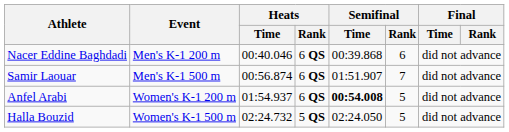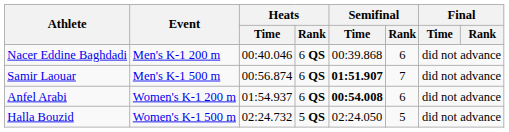(357, 76) normal -> (357, 76) bold
(402, 96) 5 -> (402, 96) 6
